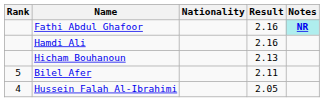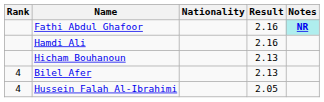(18, 74) 5 -> (18, 74) 4
(266, 74) 2.11 -> (266, 74) 2.13
